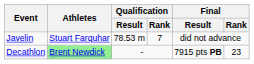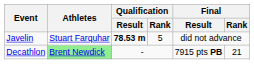(129, 39) normal -> (130, 39) bold
(160, 39) 7 -> (160, 39) 5
(236, 52) 23 -> (237, 52) 21
